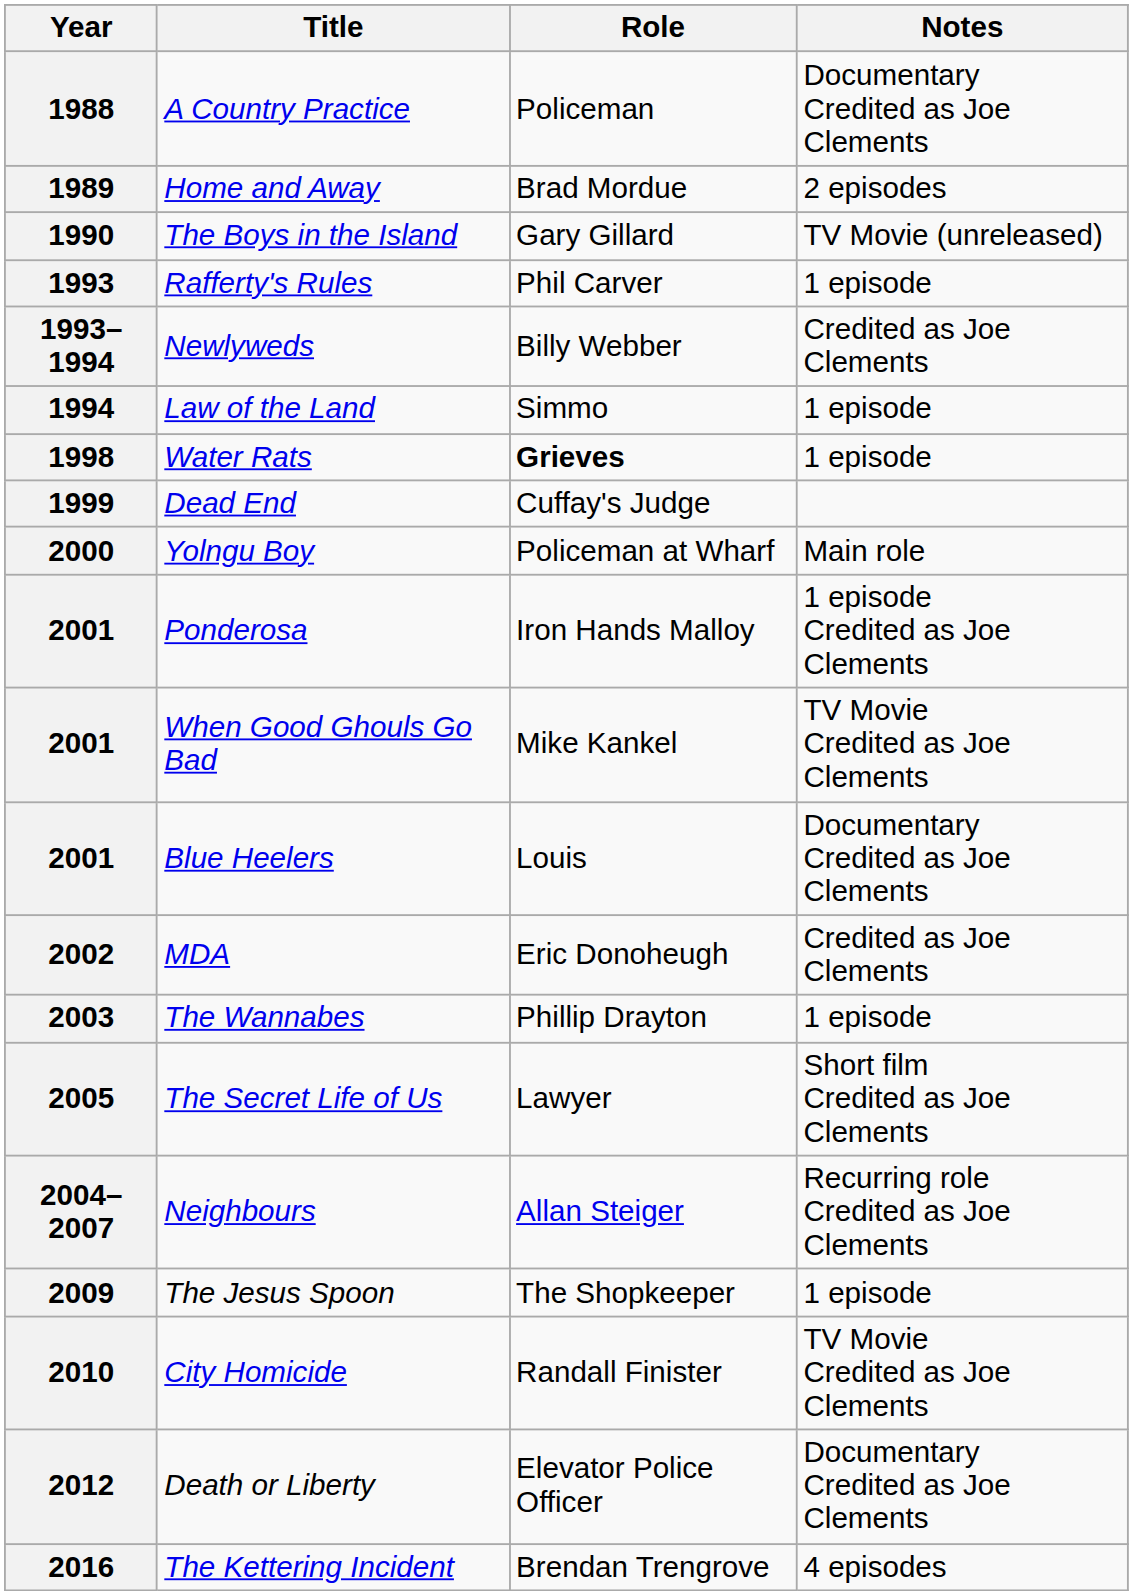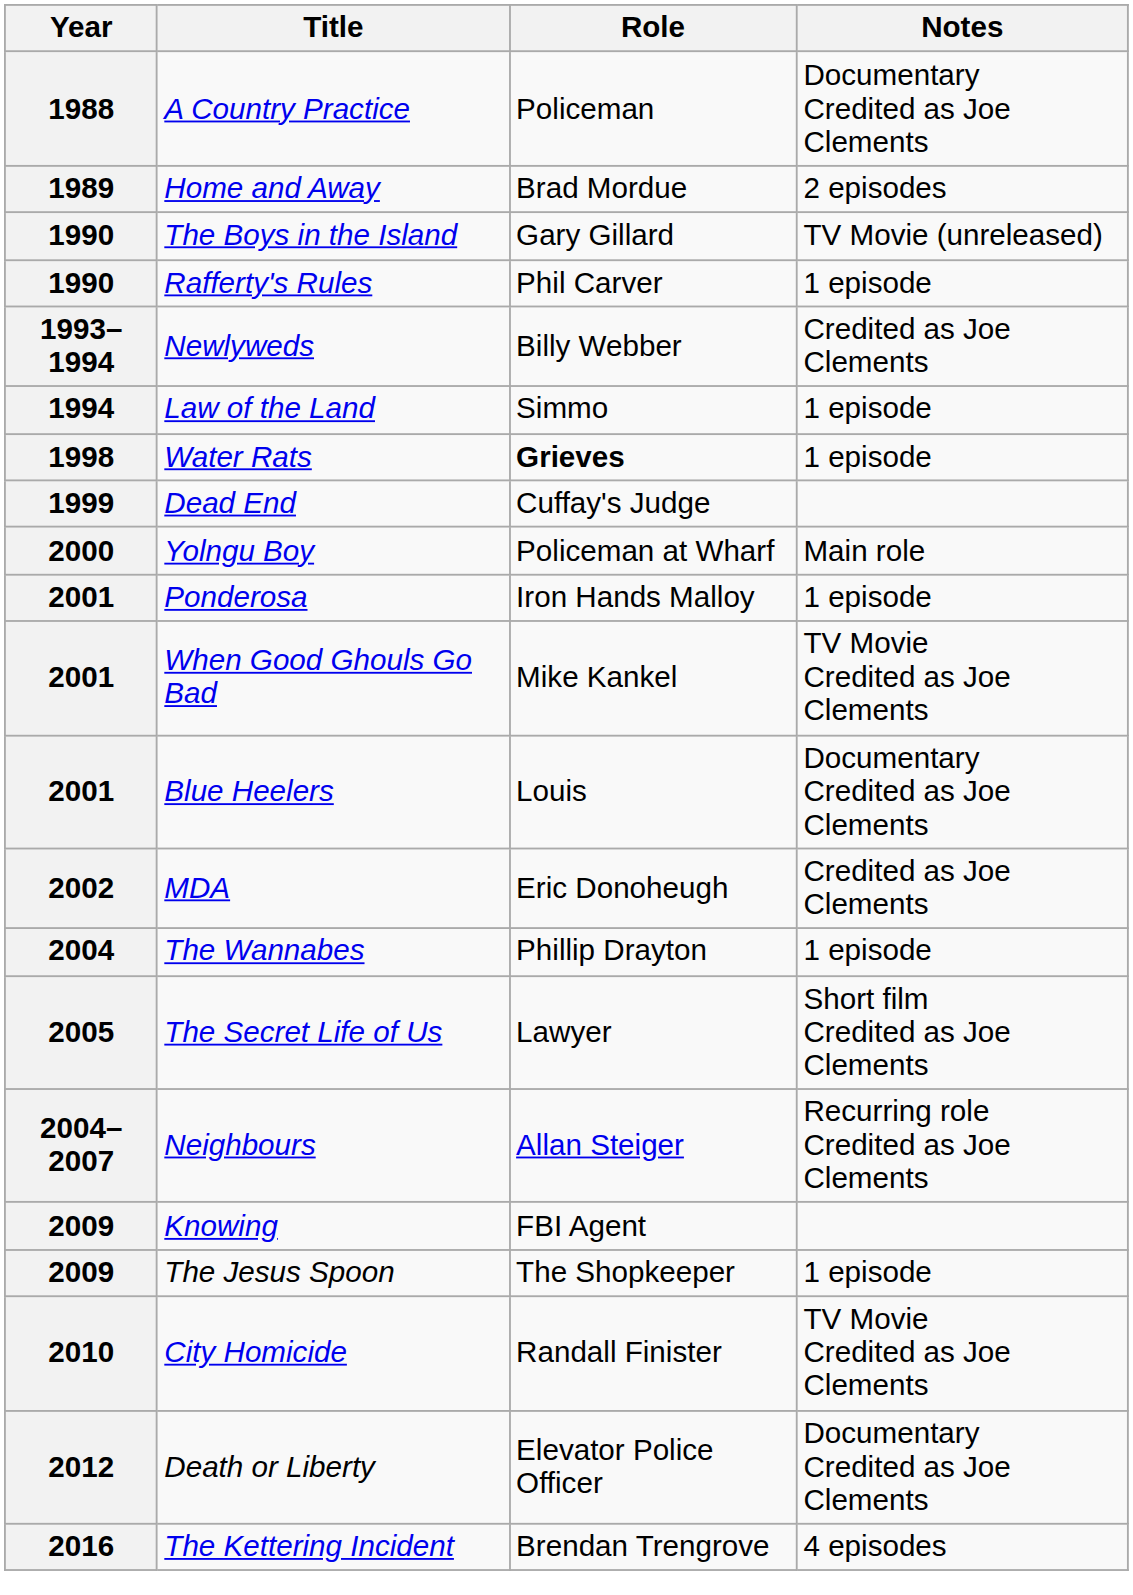(81, 282) 1993 -> (81, 282) 1990
(907, 630) 1 episode Credited as Joe Clements -> (868, 597) 1 episode
(81, 1018) 2003 -> (81, 951) 2004
+ row: (221, 1225)
